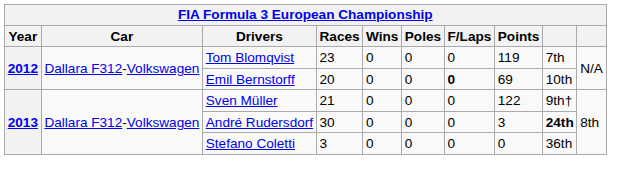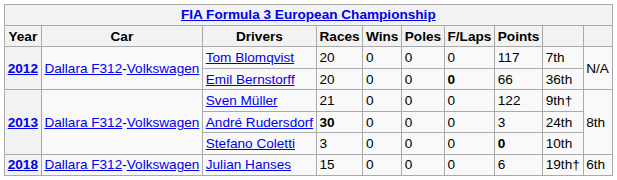(327, 58) 23 -> (327, 58) 20
(509, 58) 119 -> (509, 58) 117
(505, 79) 69 -> (505, 79) 66
(559, 79) 10th -> (559, 79) 36th
(327, 122) normal -> (327, 122) bold
(560, 122) bold -> (559, 122) normal
(502, 143) normal -> (502, 143) bold
(559, 143) 36th -> (559, 143) 10th
+ row: (248, 165)
